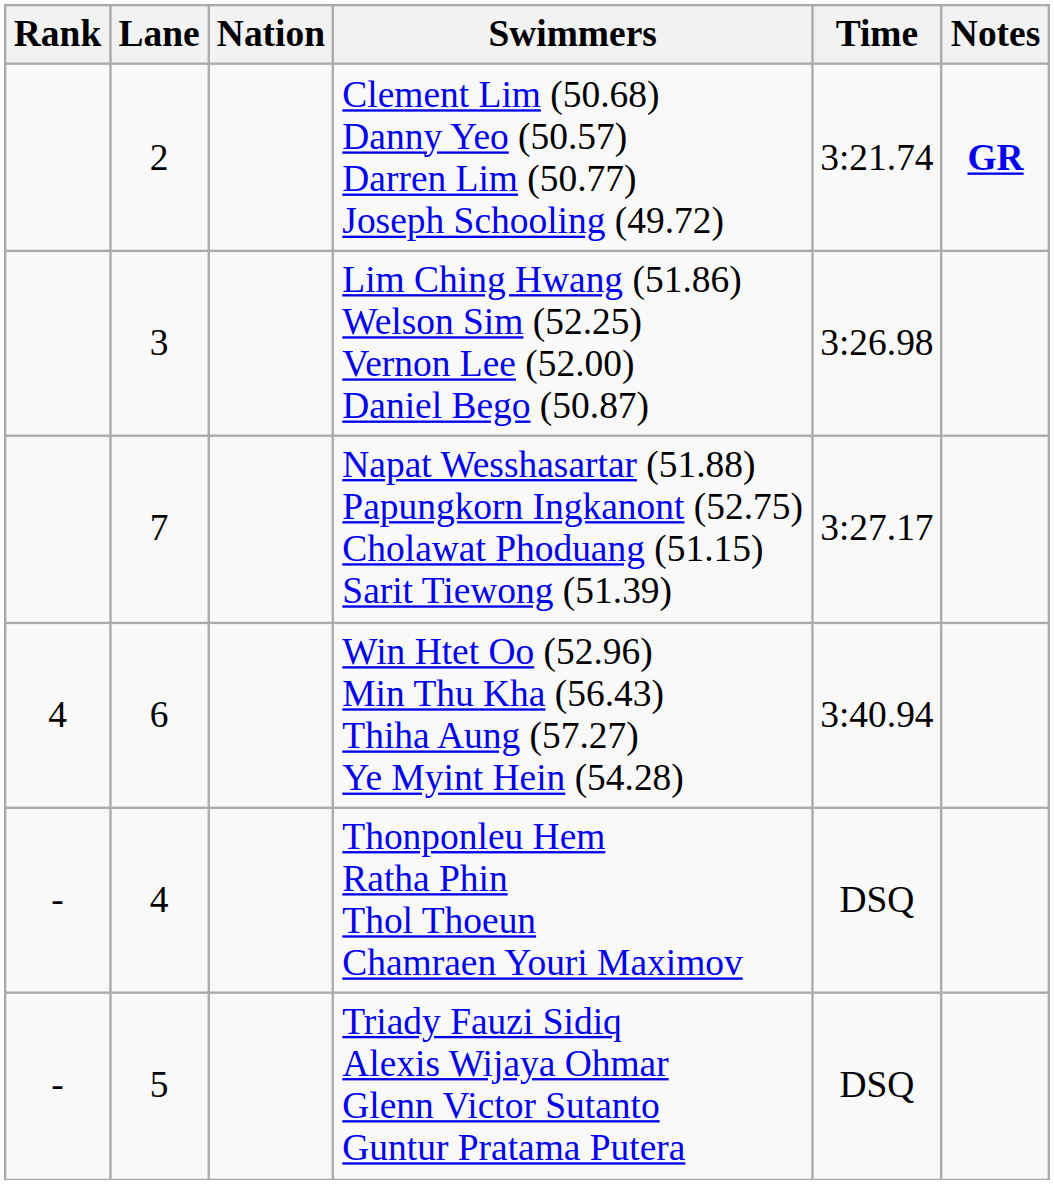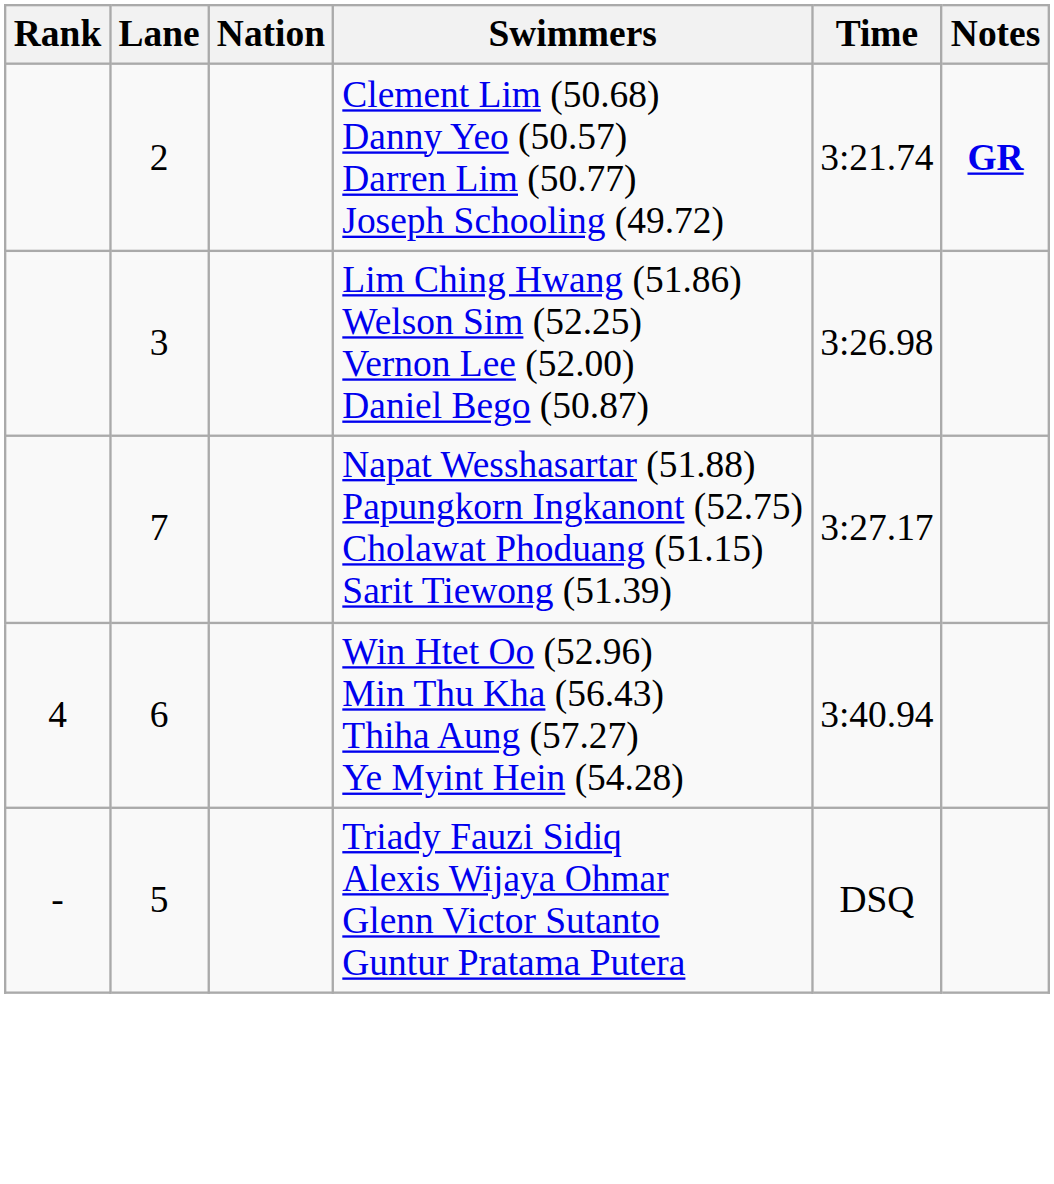- row: (543, 899)
